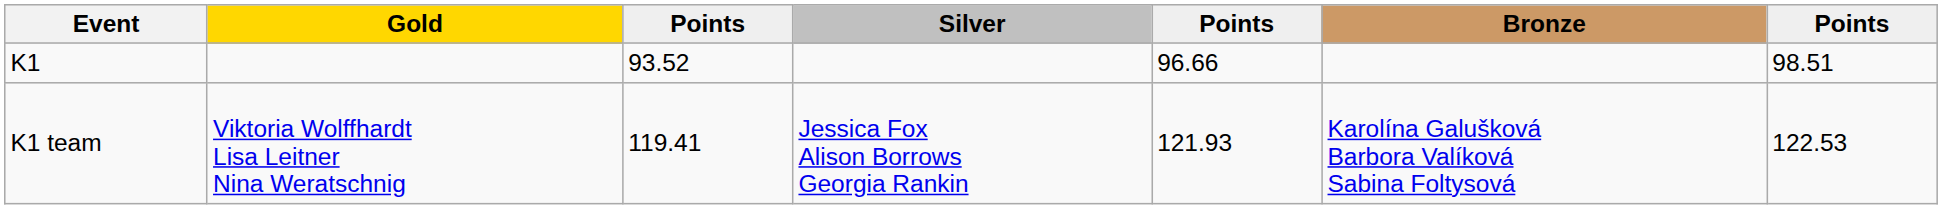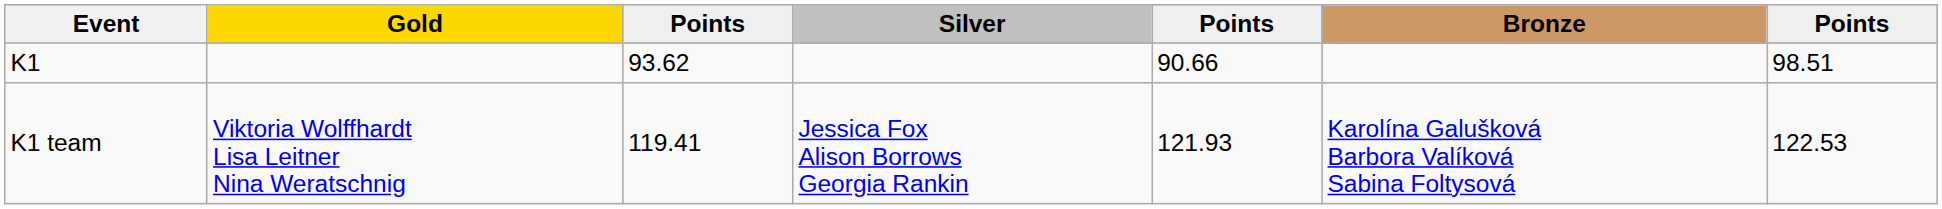(659, 62) 93.52 -> (659, 62) 93.62
(1188, 62) 96.66 -> (1188, 62) 90.66
